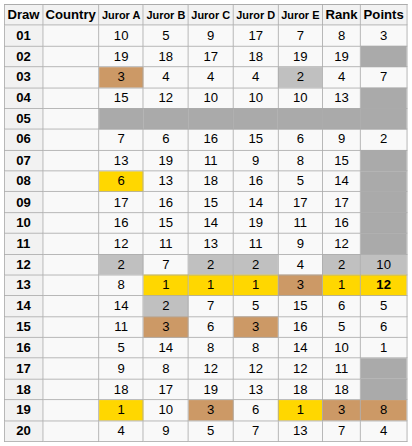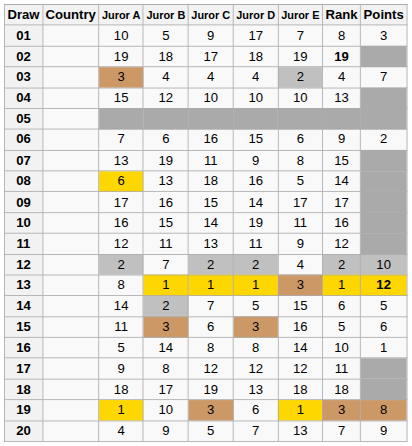(342, 56) normal -> (342, 56) bold
(384, 431) 4 -> (384, 431) 9
